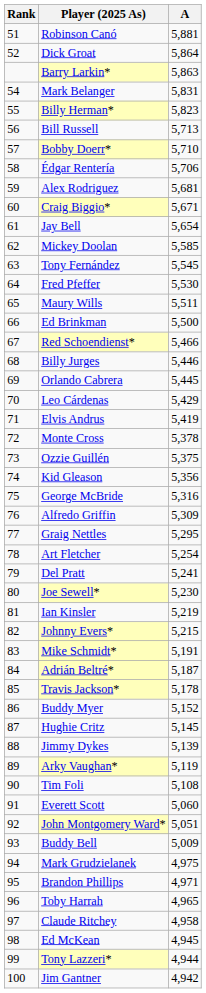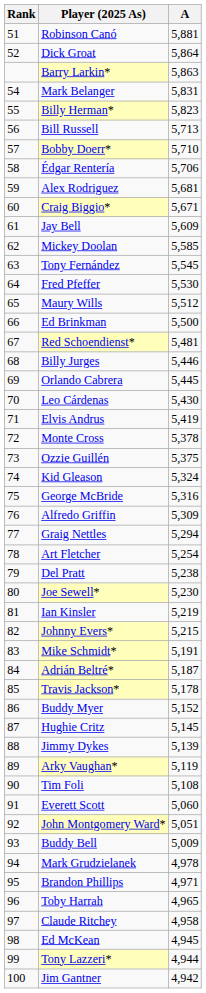(185, 226) 5,654 -> (185, 226) 5,609
(185, 303) 5,511 -> (185, 303) 5,512
(185, 342) 5,466 -> (185, 342) 5,481
(185, 400) 5,429 -> (185, 400) 5,430
(185, 477) 5,356 -> (185, 477) 5,324
(185, 534) 5,295 -> (185, 534) 5,294
(185, 573) 5,241 -> (185, 573) 5,238
(185, 862) 4,975 -> (185, 862) 4,978
